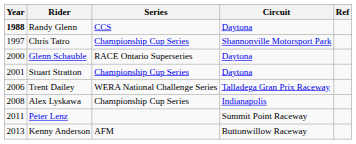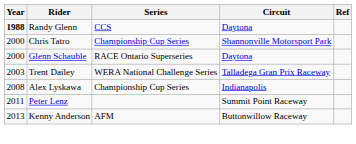(16, 42) 1997 -> (16, 42) 2000
- row: (55, 72)
(16, 87) 2006 -> (16, 72) 2003
